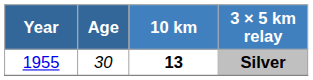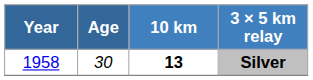(41, 63) 1955 -> (41, 63) 1958
